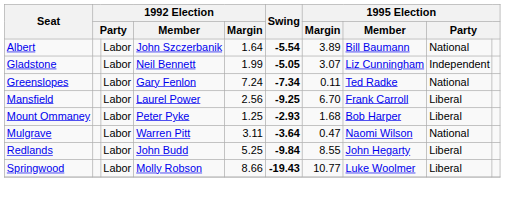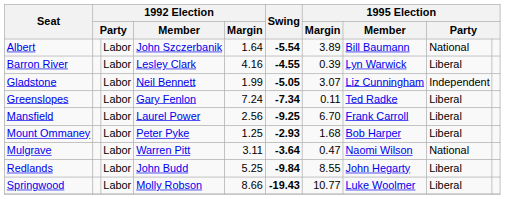+ row: (37, 64)
(449, 82) National -> (445, 99) Liberal
